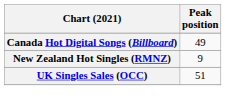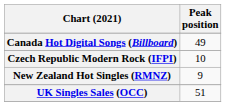+ row: (92, 59)
